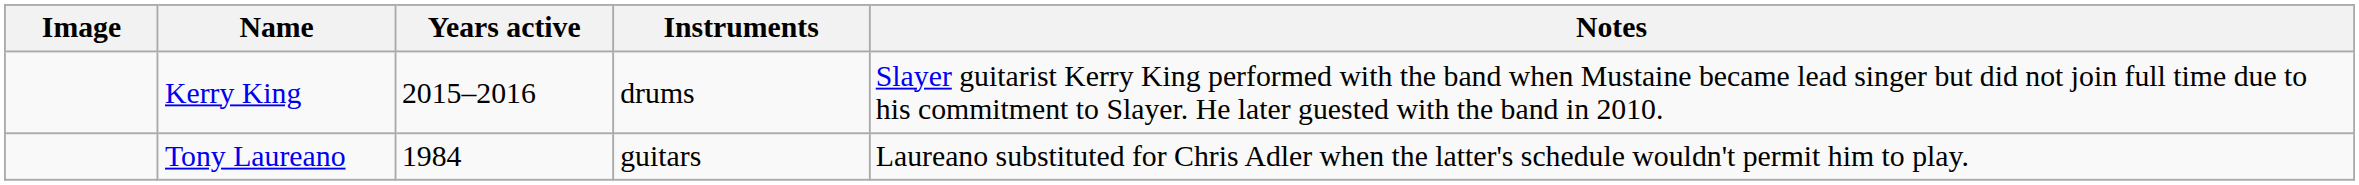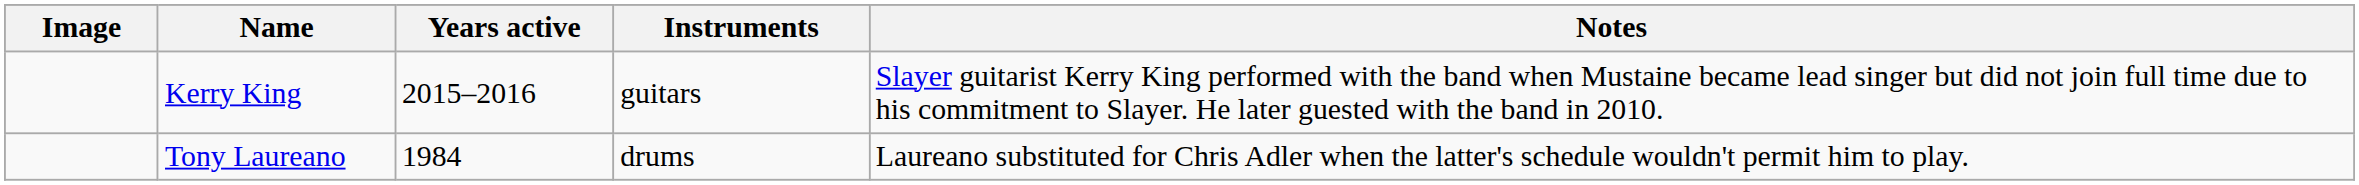(657, 92) drums -> (661, 92) guitars
(661, 155) guitars -> (657, 155) drums
